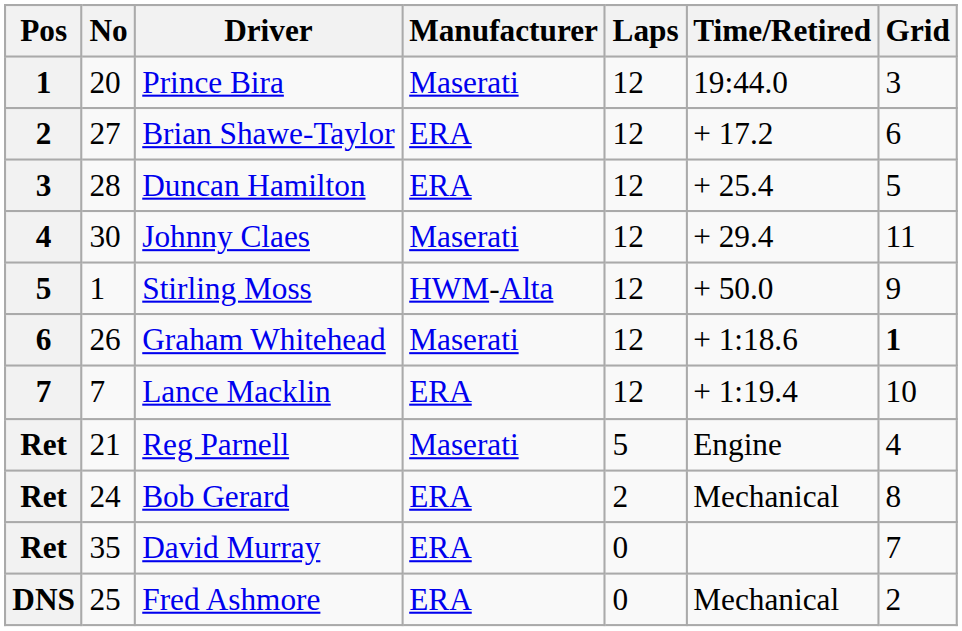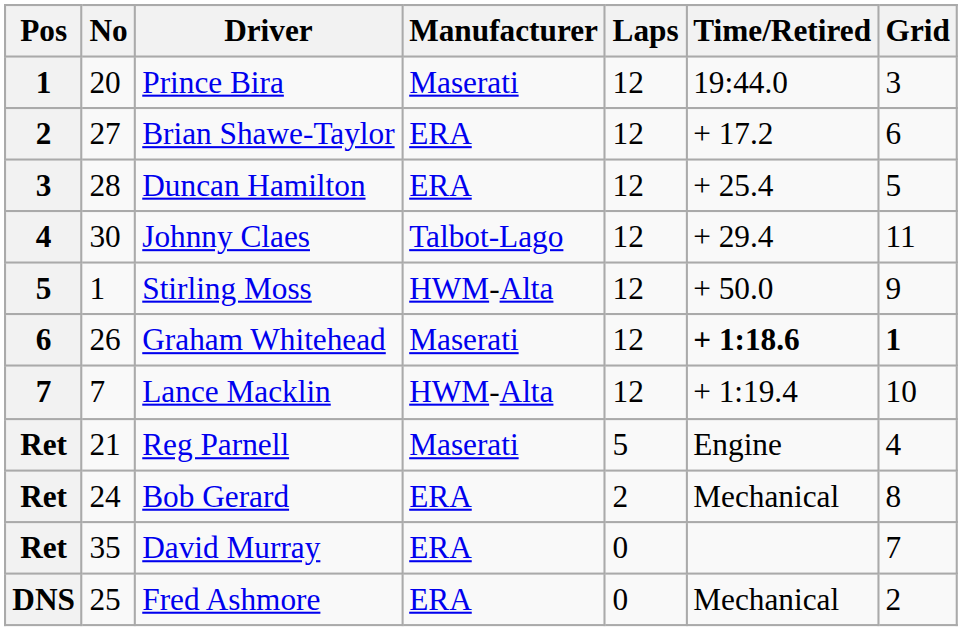(464, 237) Maserati -> (486, 237) Talbot-Lago
(746, 340) normal -> (746, 340) bold
(440, 391) ERA -> (481, 391) HWM-Alta
